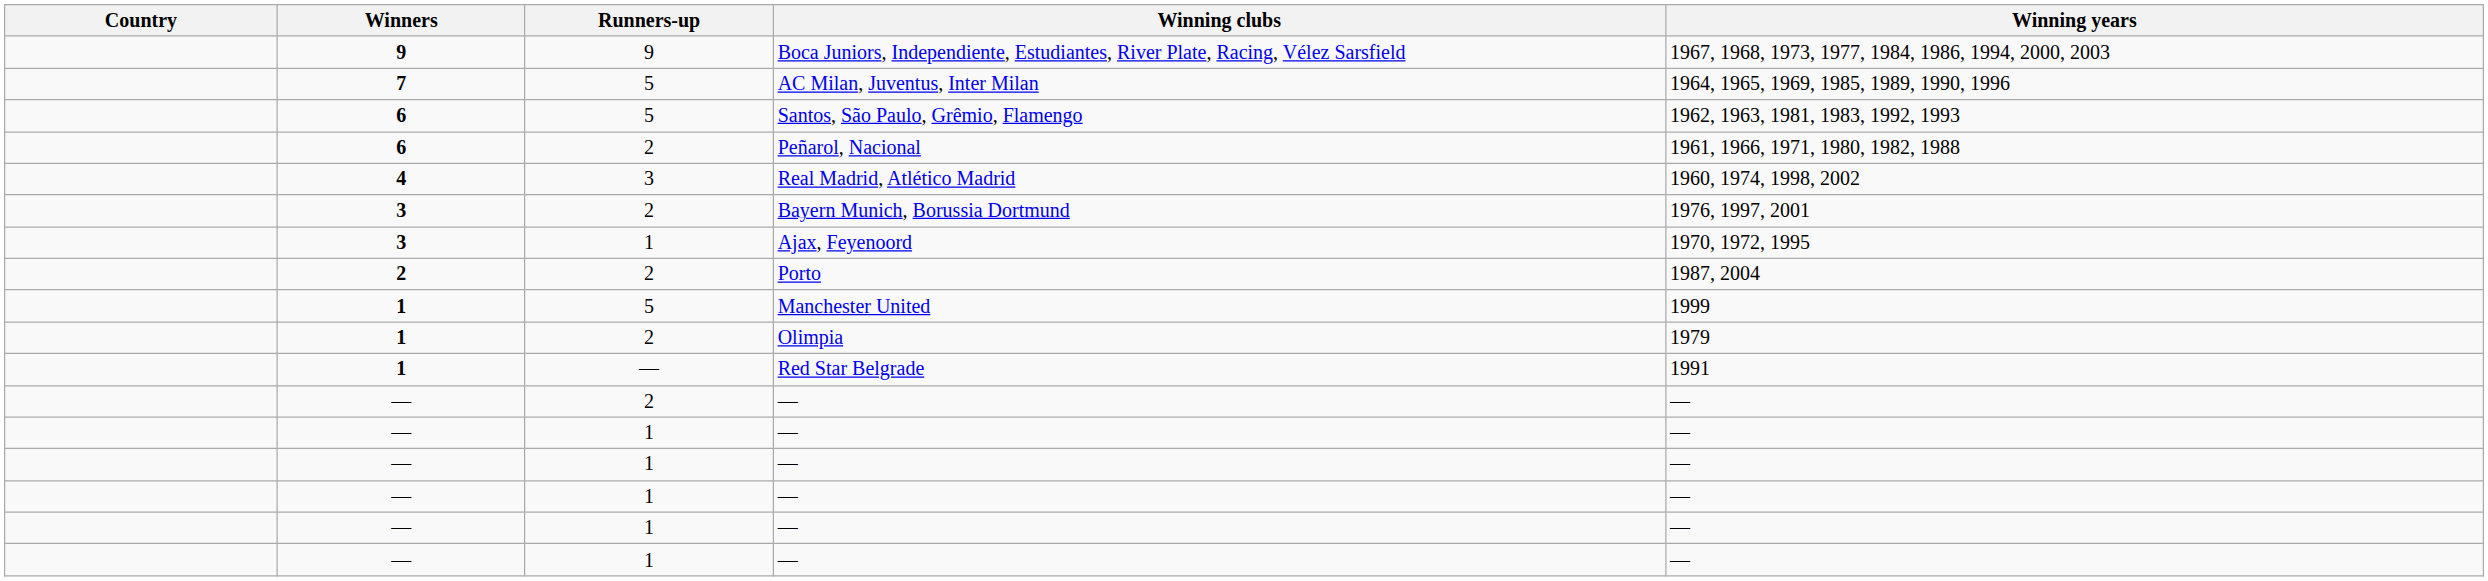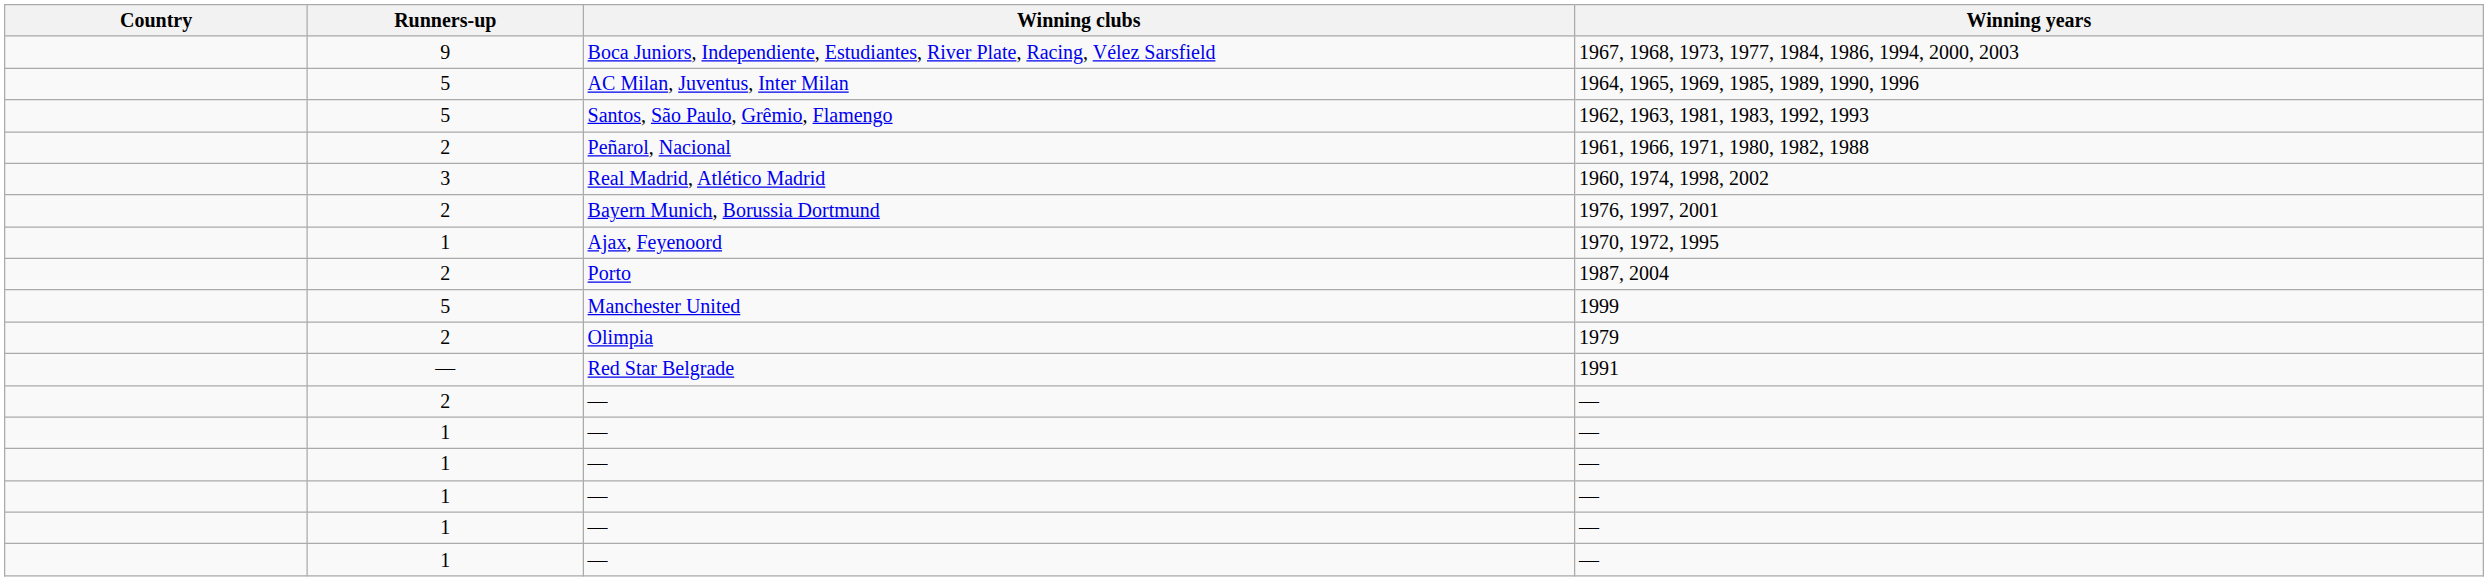- column: (401, 20)
